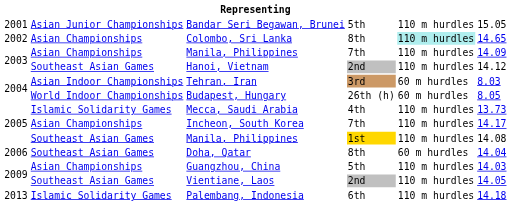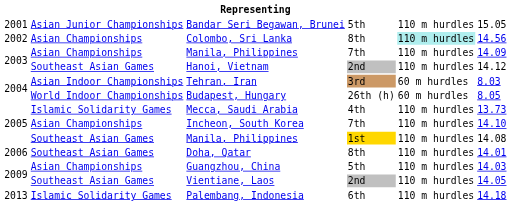(492, 38) 14.65 -> (492, 38) 14.56
(492, 124) 14.17 -> (492, 124) 14.10
(433, 152) 60 m hurdles -> (436, 152) 110 m hurdles
(492, 152) 14.04 -> (492, 152) 14.01
